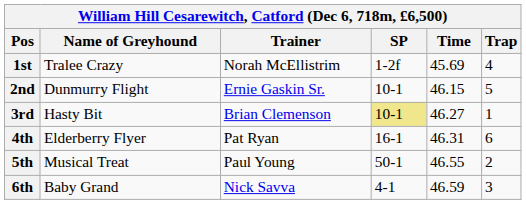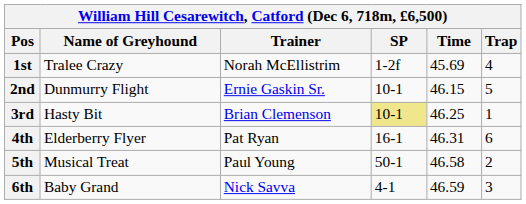(447, 114) 46.27 -> (447, 114) 46.25
(447, 162) 46.55 -> (447, 162) 46.58
